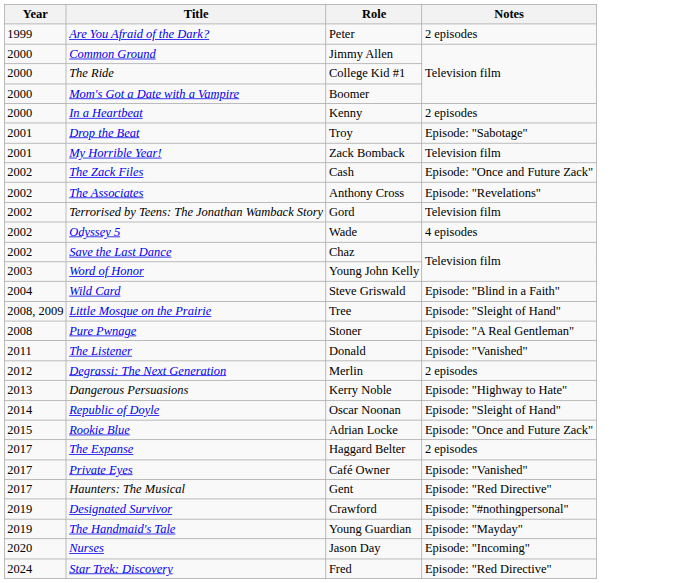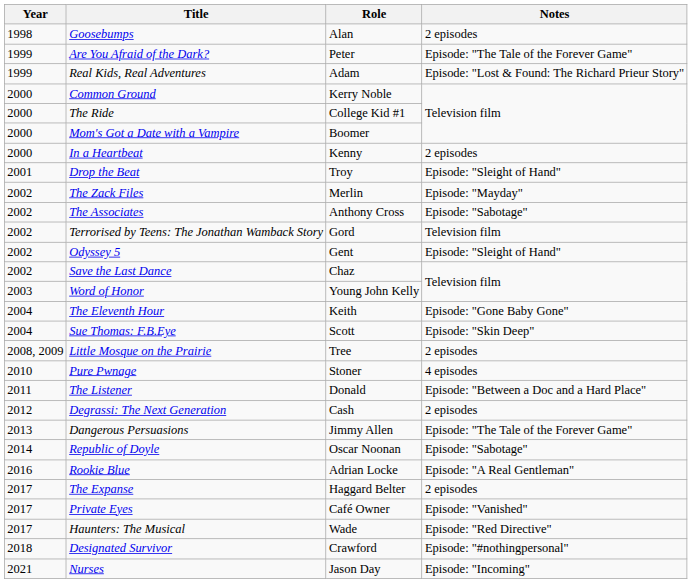+ row: (101, 34)
(451, 34) 2 episodes -> (529, 53) Episode: "The Tale of the Forever Game"
+ row: (137, 73)
(361, 53) Jimmy Allen -> (360, 93) Kerry Noble
(476, 133) Episode: "Sabotage" -> (493, 172) Episode: "Sleight of Hand"
- row: (115, 152)
(341, 172) Cash -> (346, 192) Merlin
(509, 172) Episode: "Once and Future Zack" -> (474, 192) Episode: "Mayday"
(483, 192) Episode: "Revelations" -> (476, 212) Episode: "Sabotage"
(343, 232) Wade -> (341, 251) Gent
(451, 232) 4 episodes -> (493, 251) Episode: "Sleight of Hand"
+ row: (117, 311)
+ row: (122, 331)
- row: (95, 291)
(493, 311) Episode: "Sleight of Hand" -> (451, 350) 2 episodes
(20, 331) 2008 -> (20, 370) 2010
(500, 331) Episode: "A Real Gentleman" -> (451, 370) 4 episodes
(476, 350) Episode: "Vanished" -> (536, 390) Episode: "Between a Doc and a Hard Place"
(346, 370) Merlin -> (341, 410) Cash
(360, 390) Kerry Noble -> (361, 430) Jimmy Allen
(496, 390) Episode: "Highway to Hate" -> (529, 430) Episode: "The Tale of the Forever Game"
(493, 410) Episode: "Sleight of Hand" -> (476, 449) Episode: "Sabotage"
(20, 430) 2015 -> (20, 469) 2016
(509, 430) Episode: "Once and Future Zack" -> (500, 469) Episode: "A Real Gentleman"
(341, 489) Gent -> (343, 529) Wade
(20, 509) 2019 -> (20, 548) 2018
- row: (122, 529)
(20, 548) 2020 -> (20, 568) 2021
- row: (121, 568)
